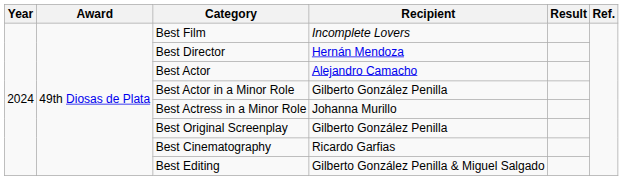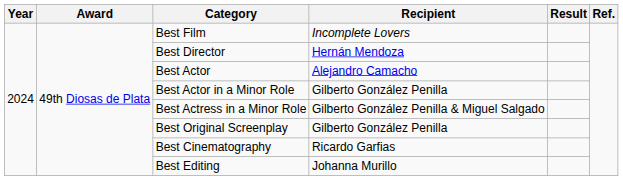(354, 109) Johanna Murillo -> (428, 109) Gilberto González Penilla & Miguel Salgado
(428, 166) Gilberto González Penilla & Miguel Salgado -> (354, 166) Johanna Murillo
